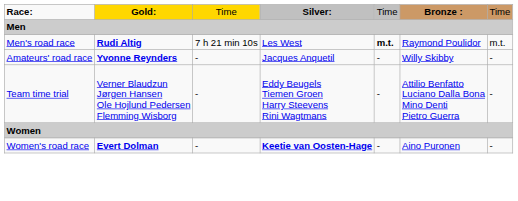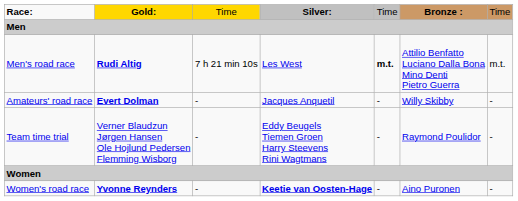(441, 42) Raymond Poulidor -> (443, 69) Attilio Benfatto Luciano Dalla Bona Mino Denti Pietro Guerra
(137, 58) Yvonne Reynders -> (128, 100) Evert Dolman
(443, 99) Attilio Benfatto Luciano Dalla Bona Mino Denti Pietro Guerra -> (441, 137) Raymond Poulidor
(128, 146) Evert Dolman -> (137, 189) Yvonne Reynders
